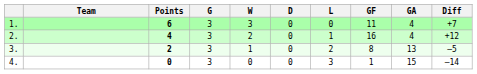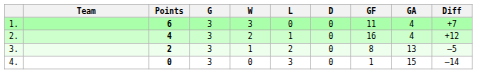columns swapped: (290, 11) <-> (331, 11)
